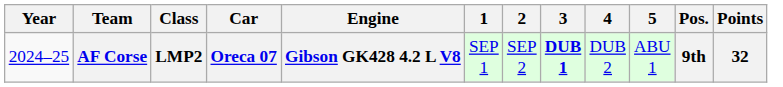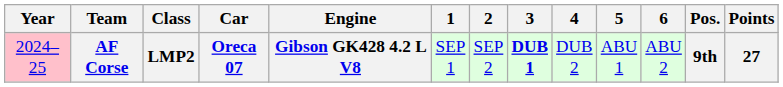+ column: (664, 18)
(39, 56) no background -> (37, 56) pink background
(740, 56) 32 -> (751, 56) 27
